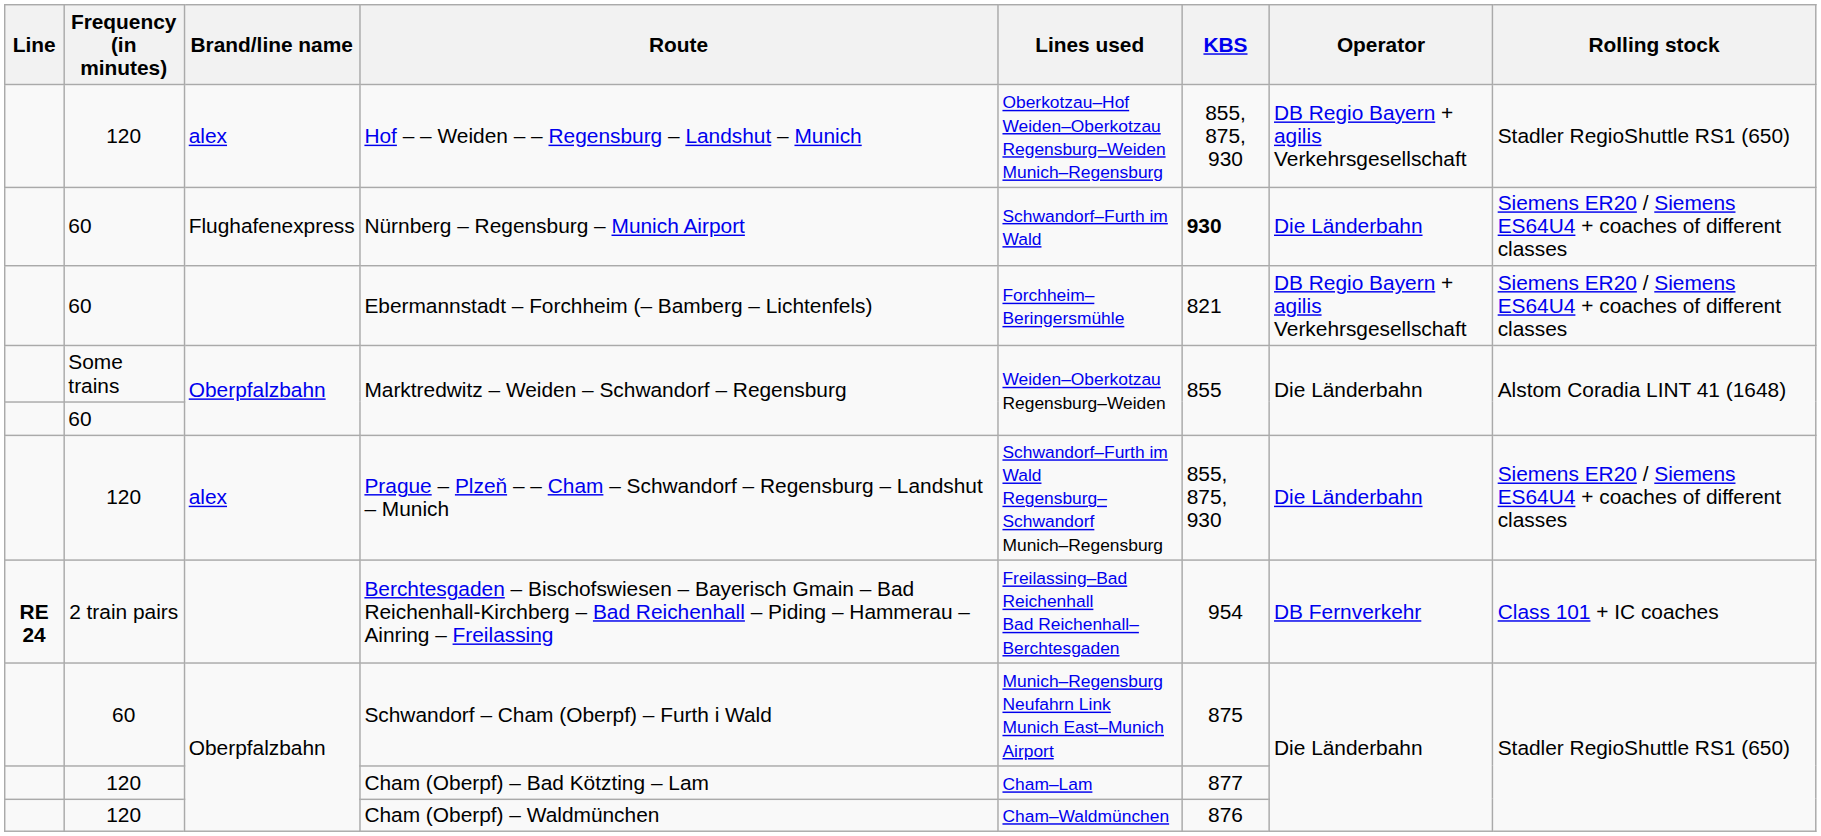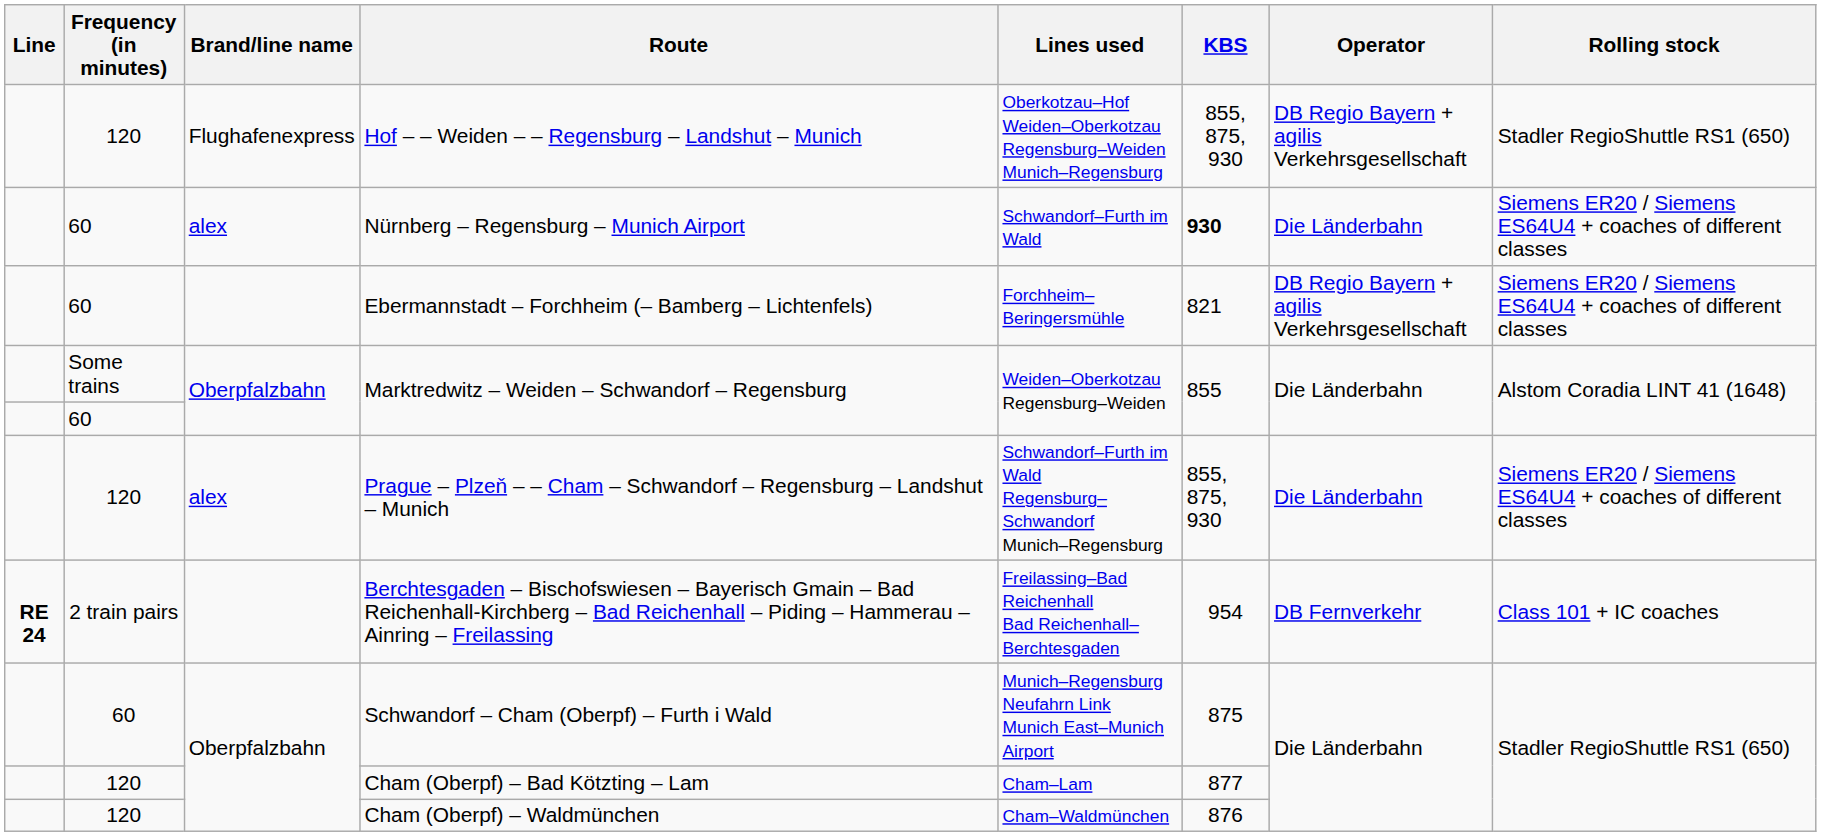(208, 136) alex -> (272, 136) Flughafenexpress
(272, 227) Flughafenexpress -> (208, 227) alex
